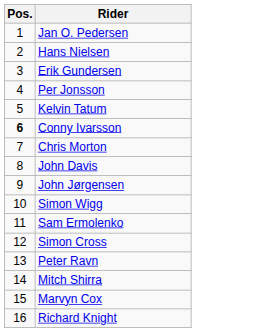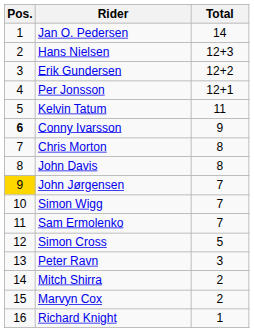+ column: (220, 14)
(20, 185) no background -> (20, 185) gold background
